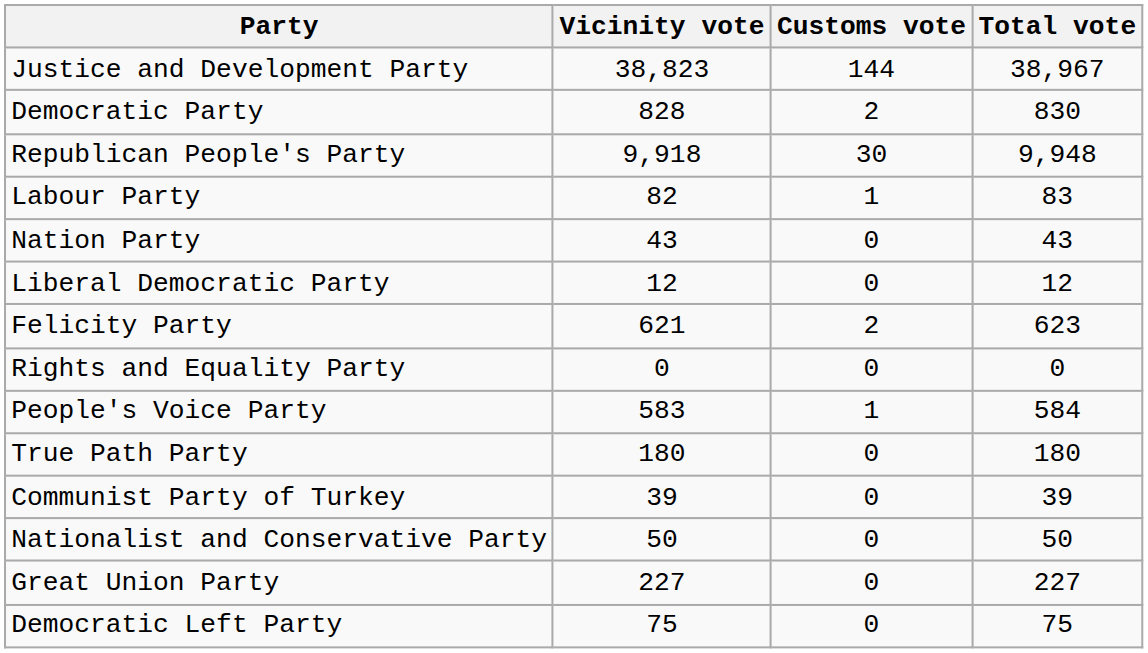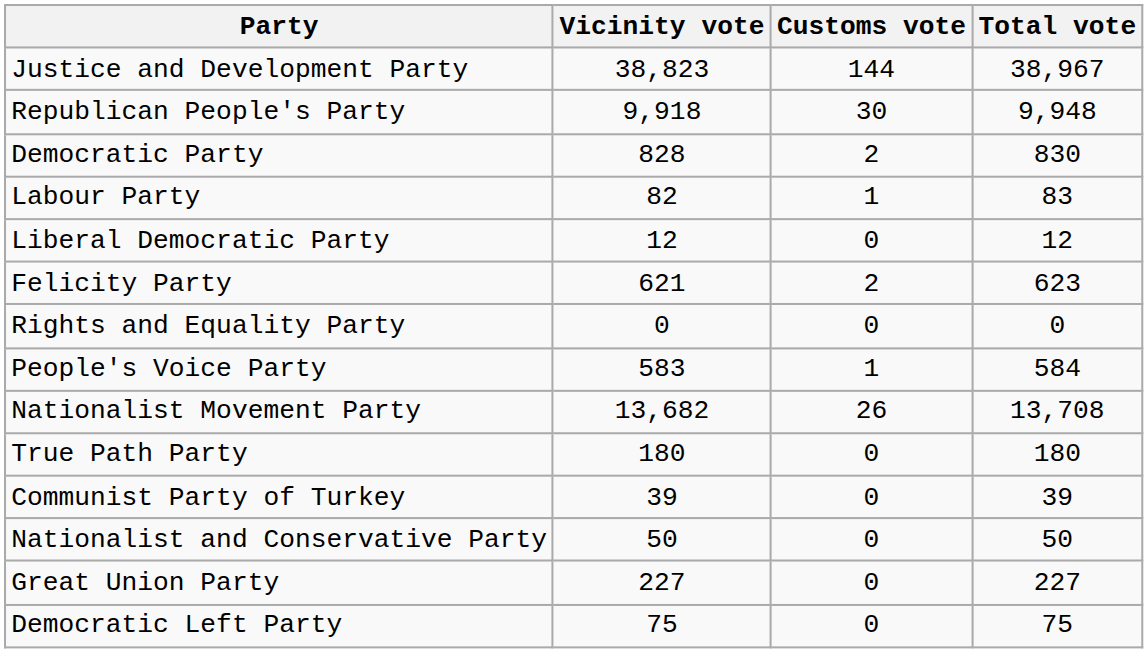rows swapped: (137, 112) <-> (208, 155)
- row: (106, 240)
+ row: (216, 412)
